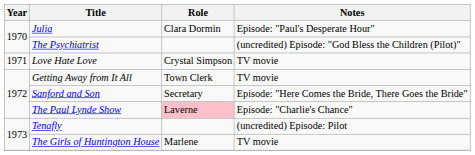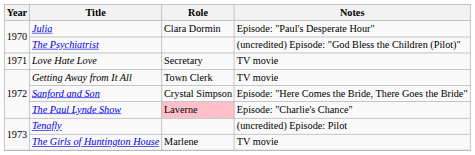(198, 61) Crystal Simpson -> (183, 61) Secretary
(183, 93) Secretary -> (198, 93) Crystal Simpson
